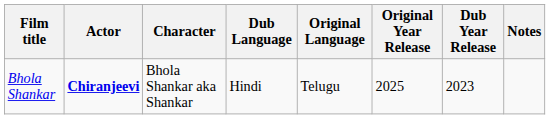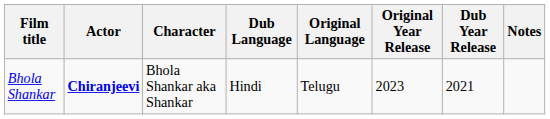(390, 86) 2025 -> (390, 86) 2023
(460, 86) 2023 -> (460, 86) 2021
